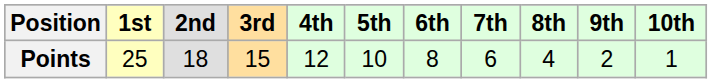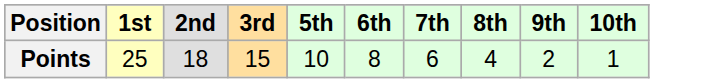- column: (316, 23)
